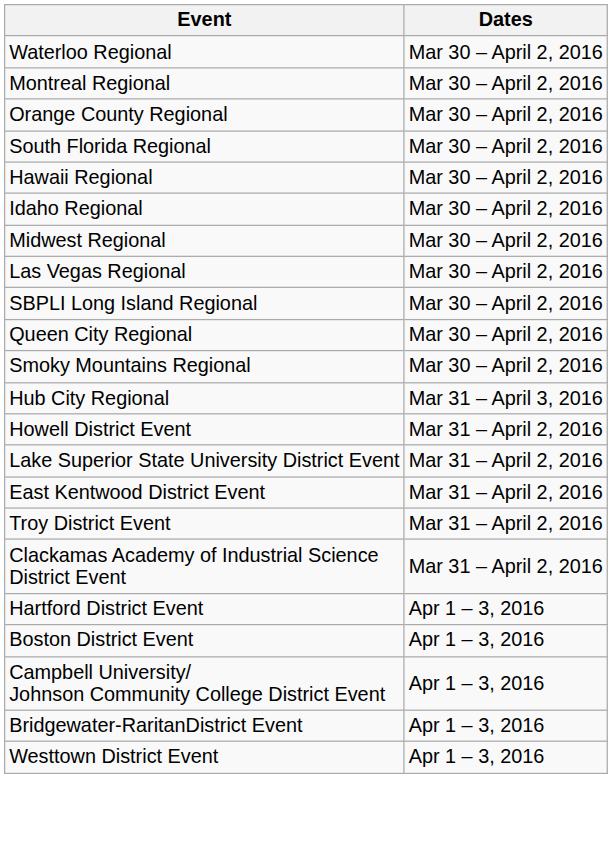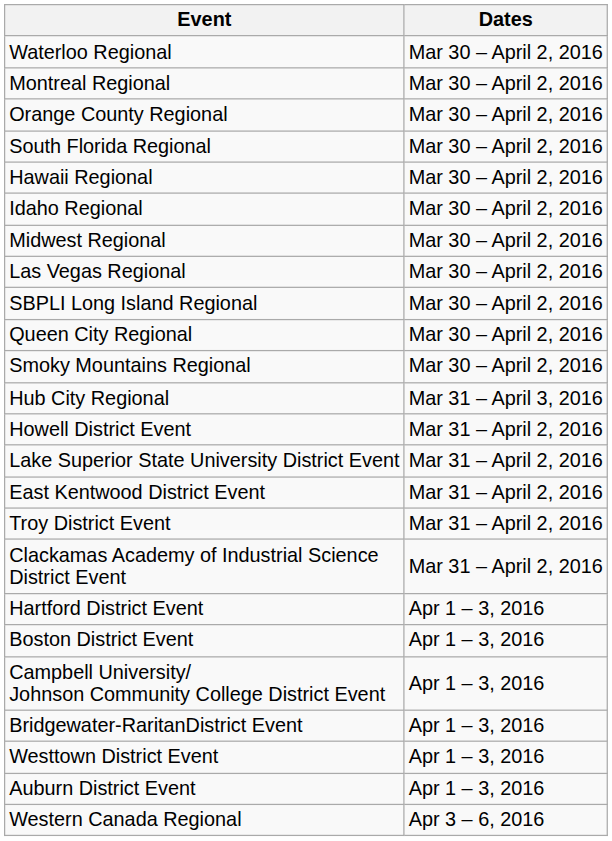+ row: (102, 788)
+ row: (125, 820)
